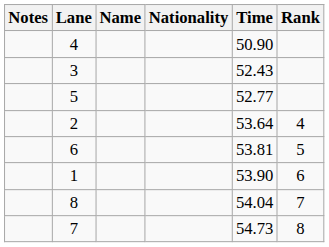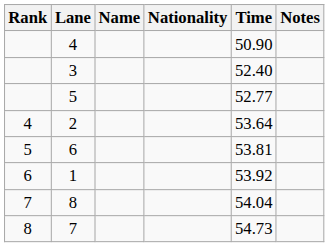columns swapped: (300, 17) <-> (28, 17)
(255, 70) 52.43 -> (254, 70) 52.40
(255, 176) 53.90 -> (254, 176) 53.92
